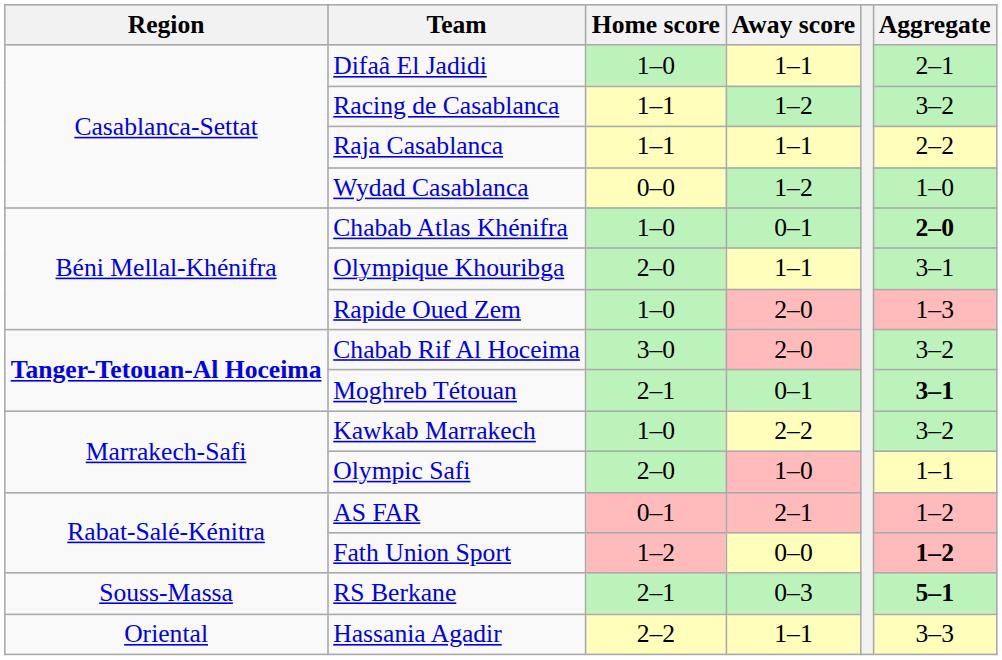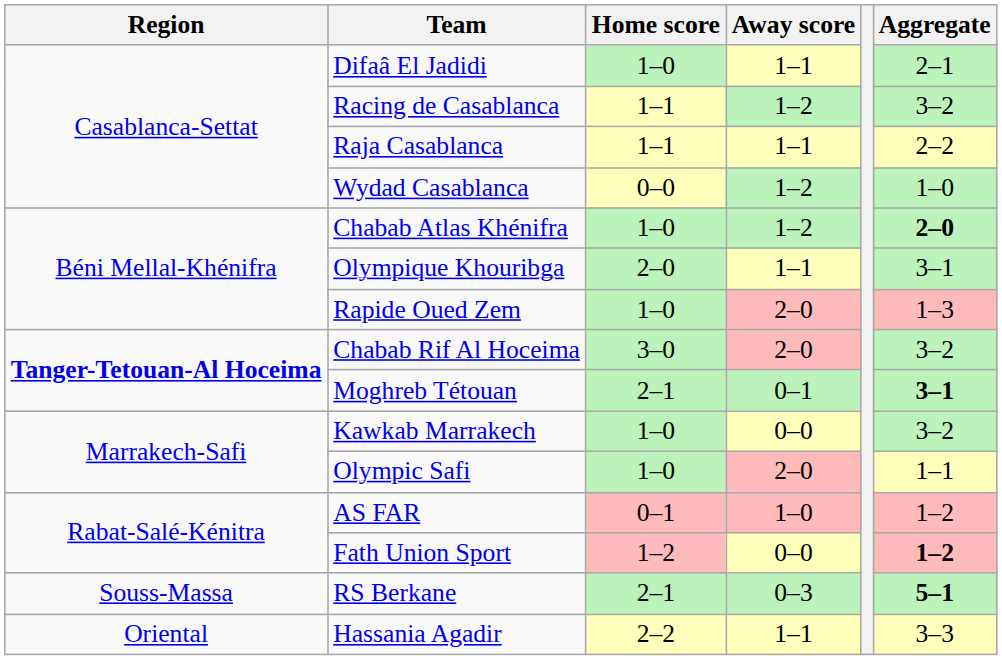(793, 227) 0–1 -> (793, 227) 1–2
(793, 430) 2–2 -> (793, 430) 0–0
(656, 471) 2–0 -> (656, 471) 1–0
(793, 471) 1–0 -> (793, 471) 2–0
(793, 512) 2–1 -> (793, 512) 1–0
